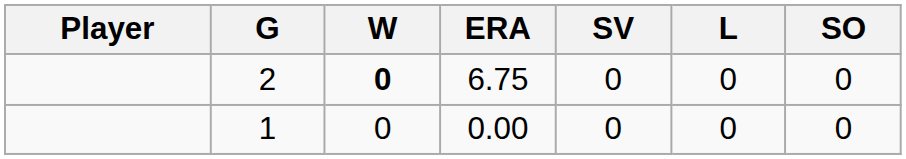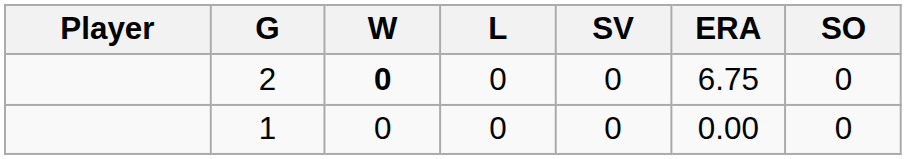columns swapped: (728, 29) <-> (498, 29)
